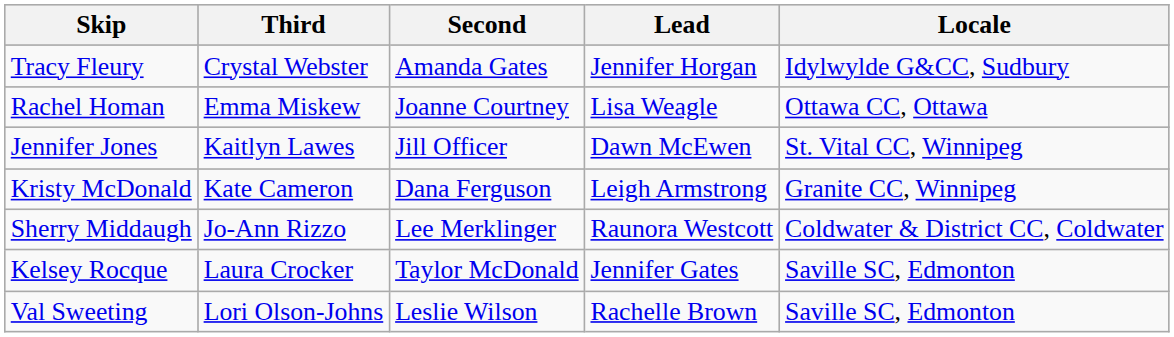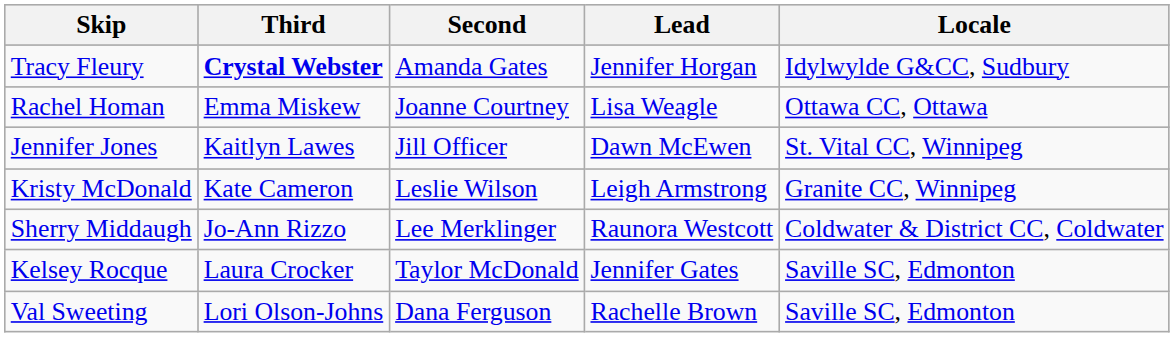(286, 65) normal -> (293, 65) bold
(473, 188) Dana Ferguson -> (466, 188) Leslie Wilson
(466, 310) Leslie Wilson -> (473, 310) Dana Ferguson
